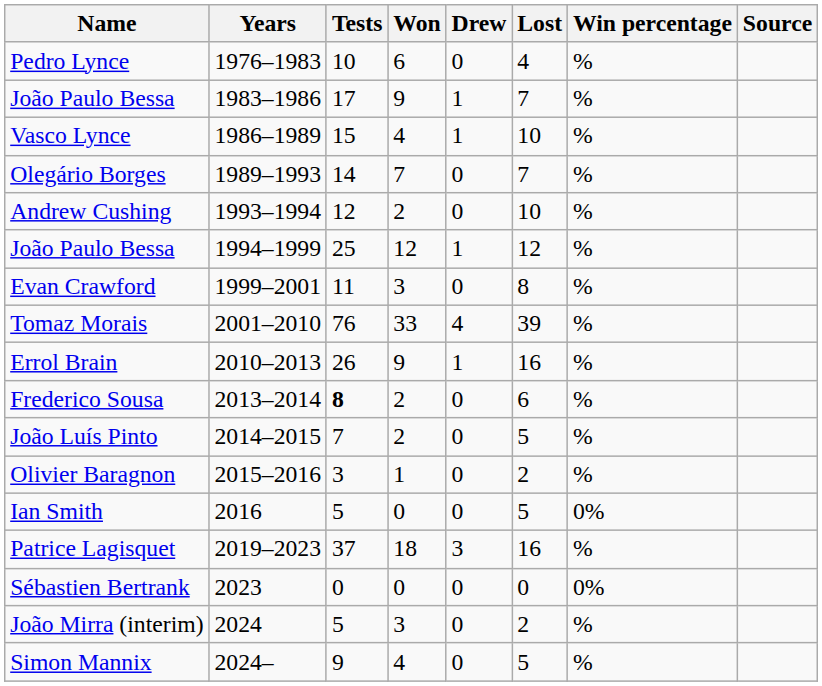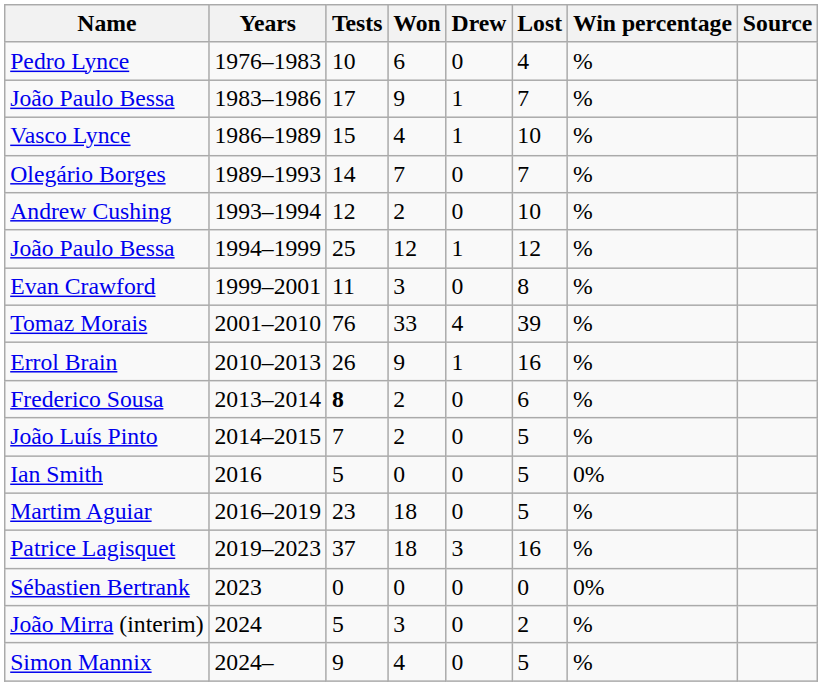- row: (93, 473)
+ row: (81, 511)
